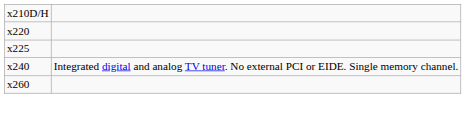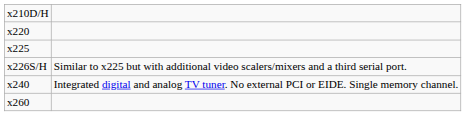+ row: (27, 66)
